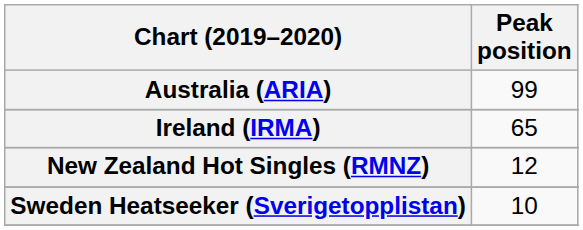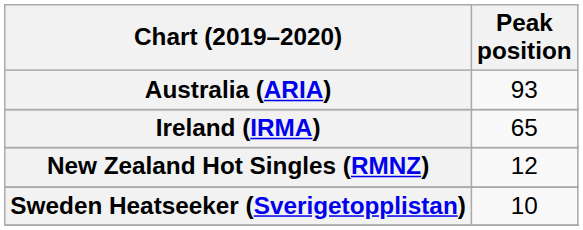(524, 89) 99 -> (524, 89) 93
